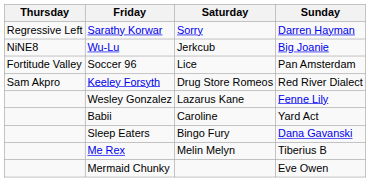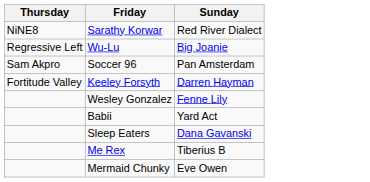- column: (225, 13)
(45, 30) Regressive Left -> (23, 30) NiNE8
(316, 30) Darren Hayman -> (219, 30) Red River Dialect
(23, 47) NiNE8 -> (45, 47) Regressive Left
(44, 64) Fortitude Valley -> (33, 64) Sam Akpro
(33, 82) Sam Akpro -> (44, 82) Fortitude Valley
(320, 82) Red River Dialect -> (215, 82) Darren Hayman
